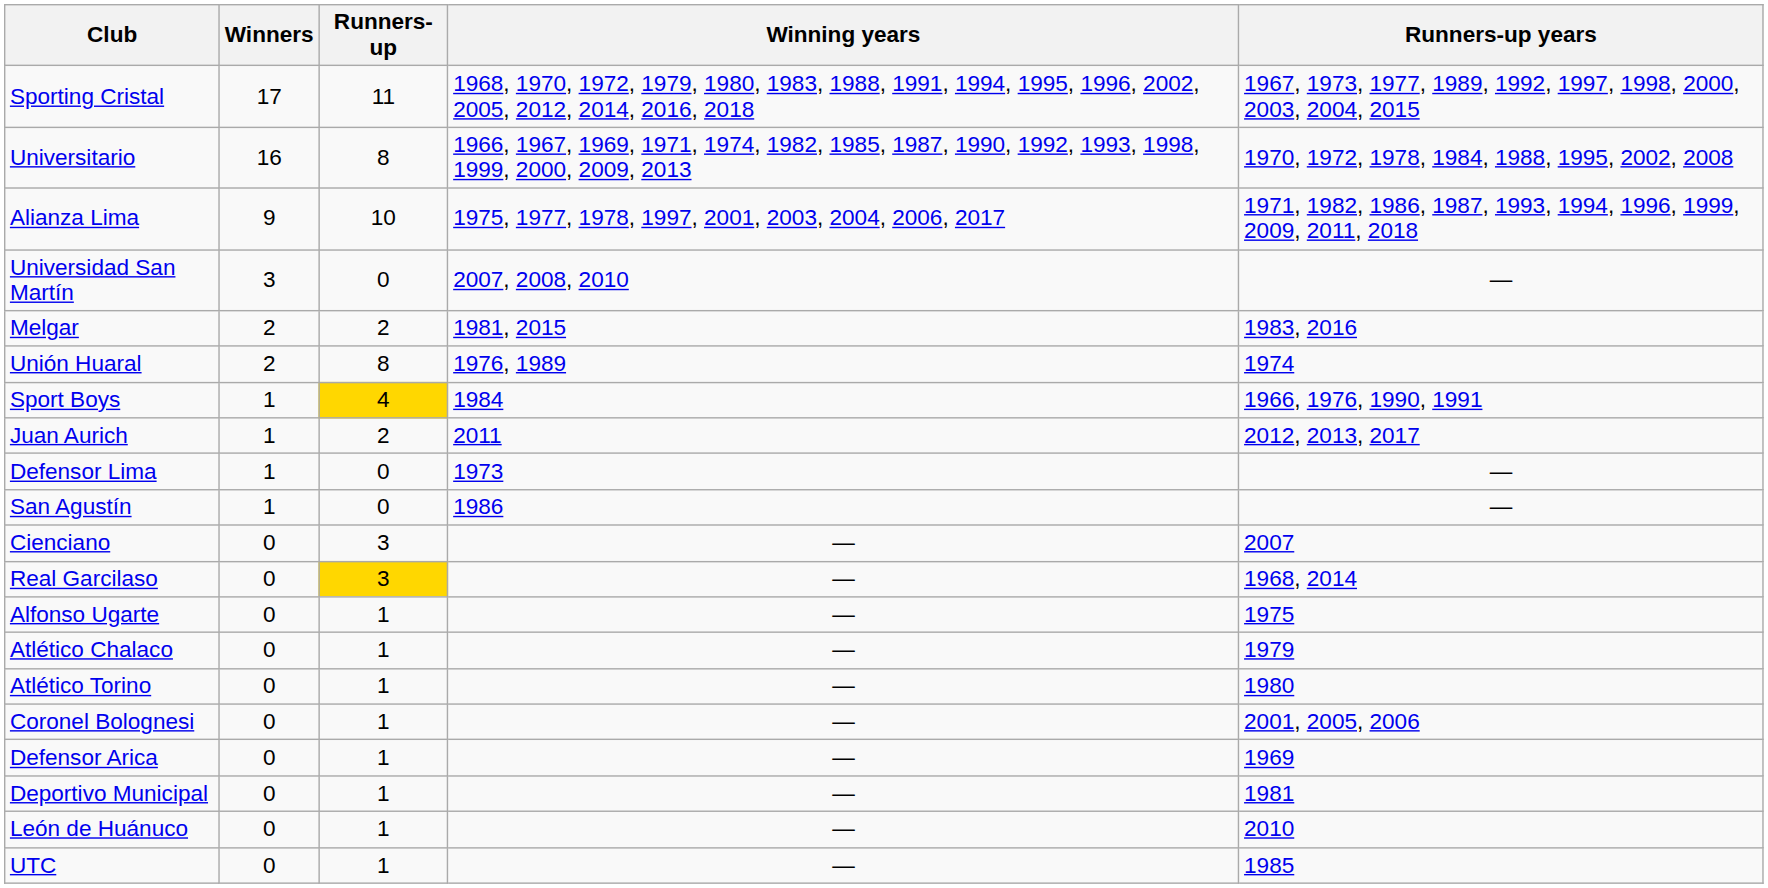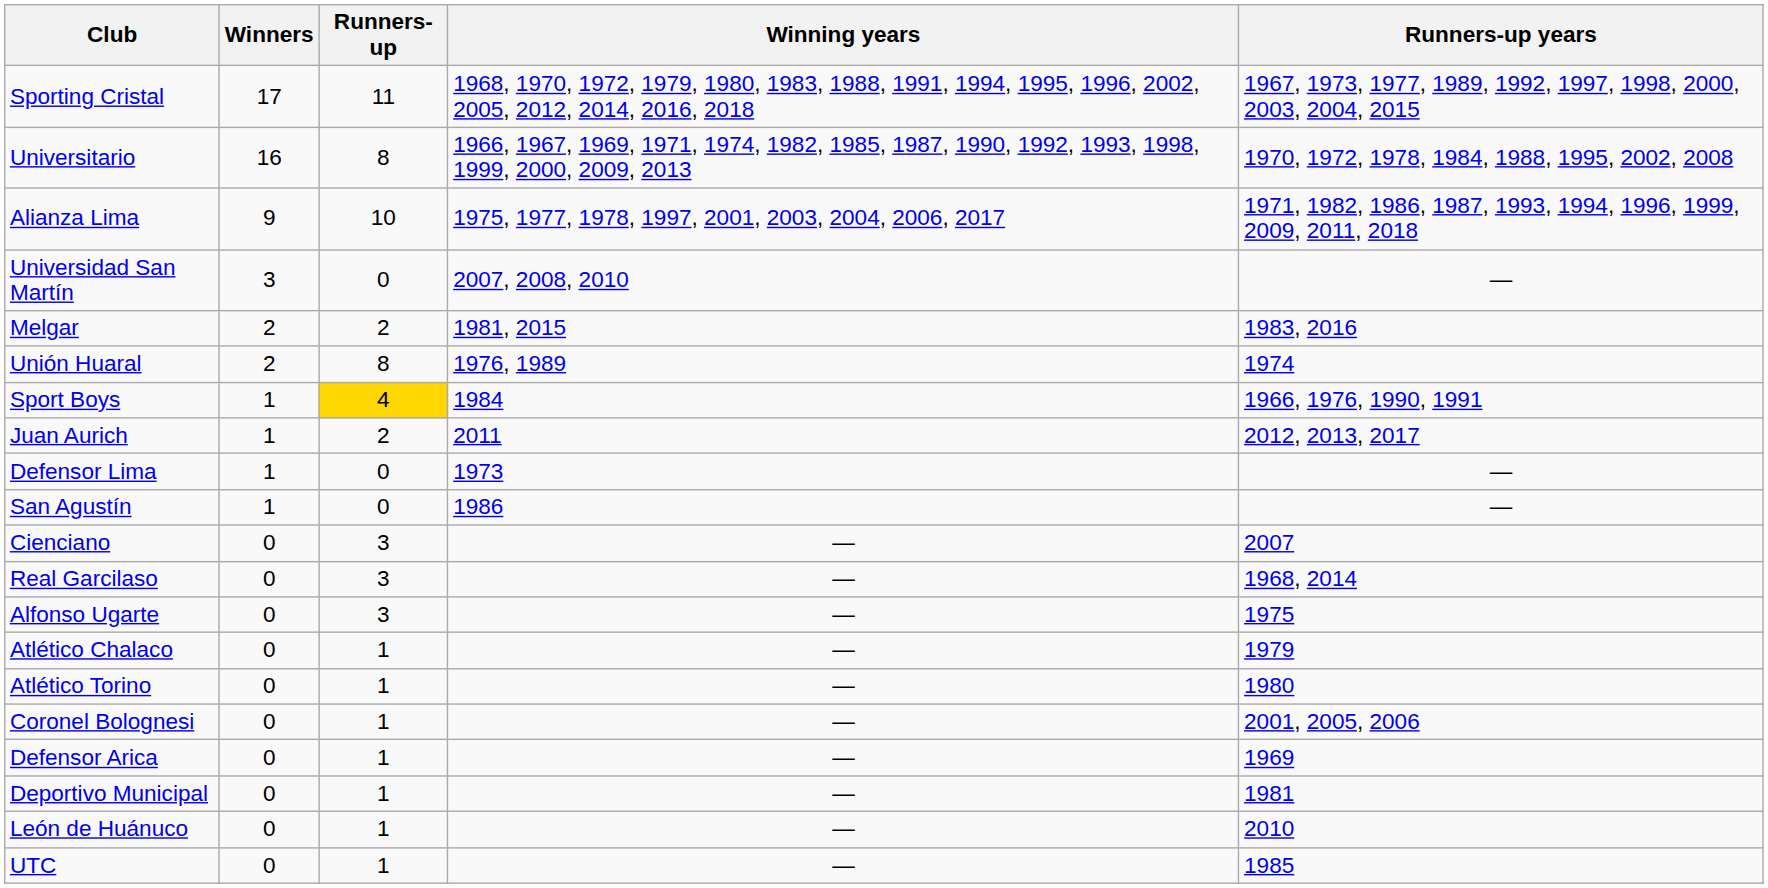(383, 578) gold background -> (383, 578) no background
(383, 614) 1 -> (383, 614) 3
